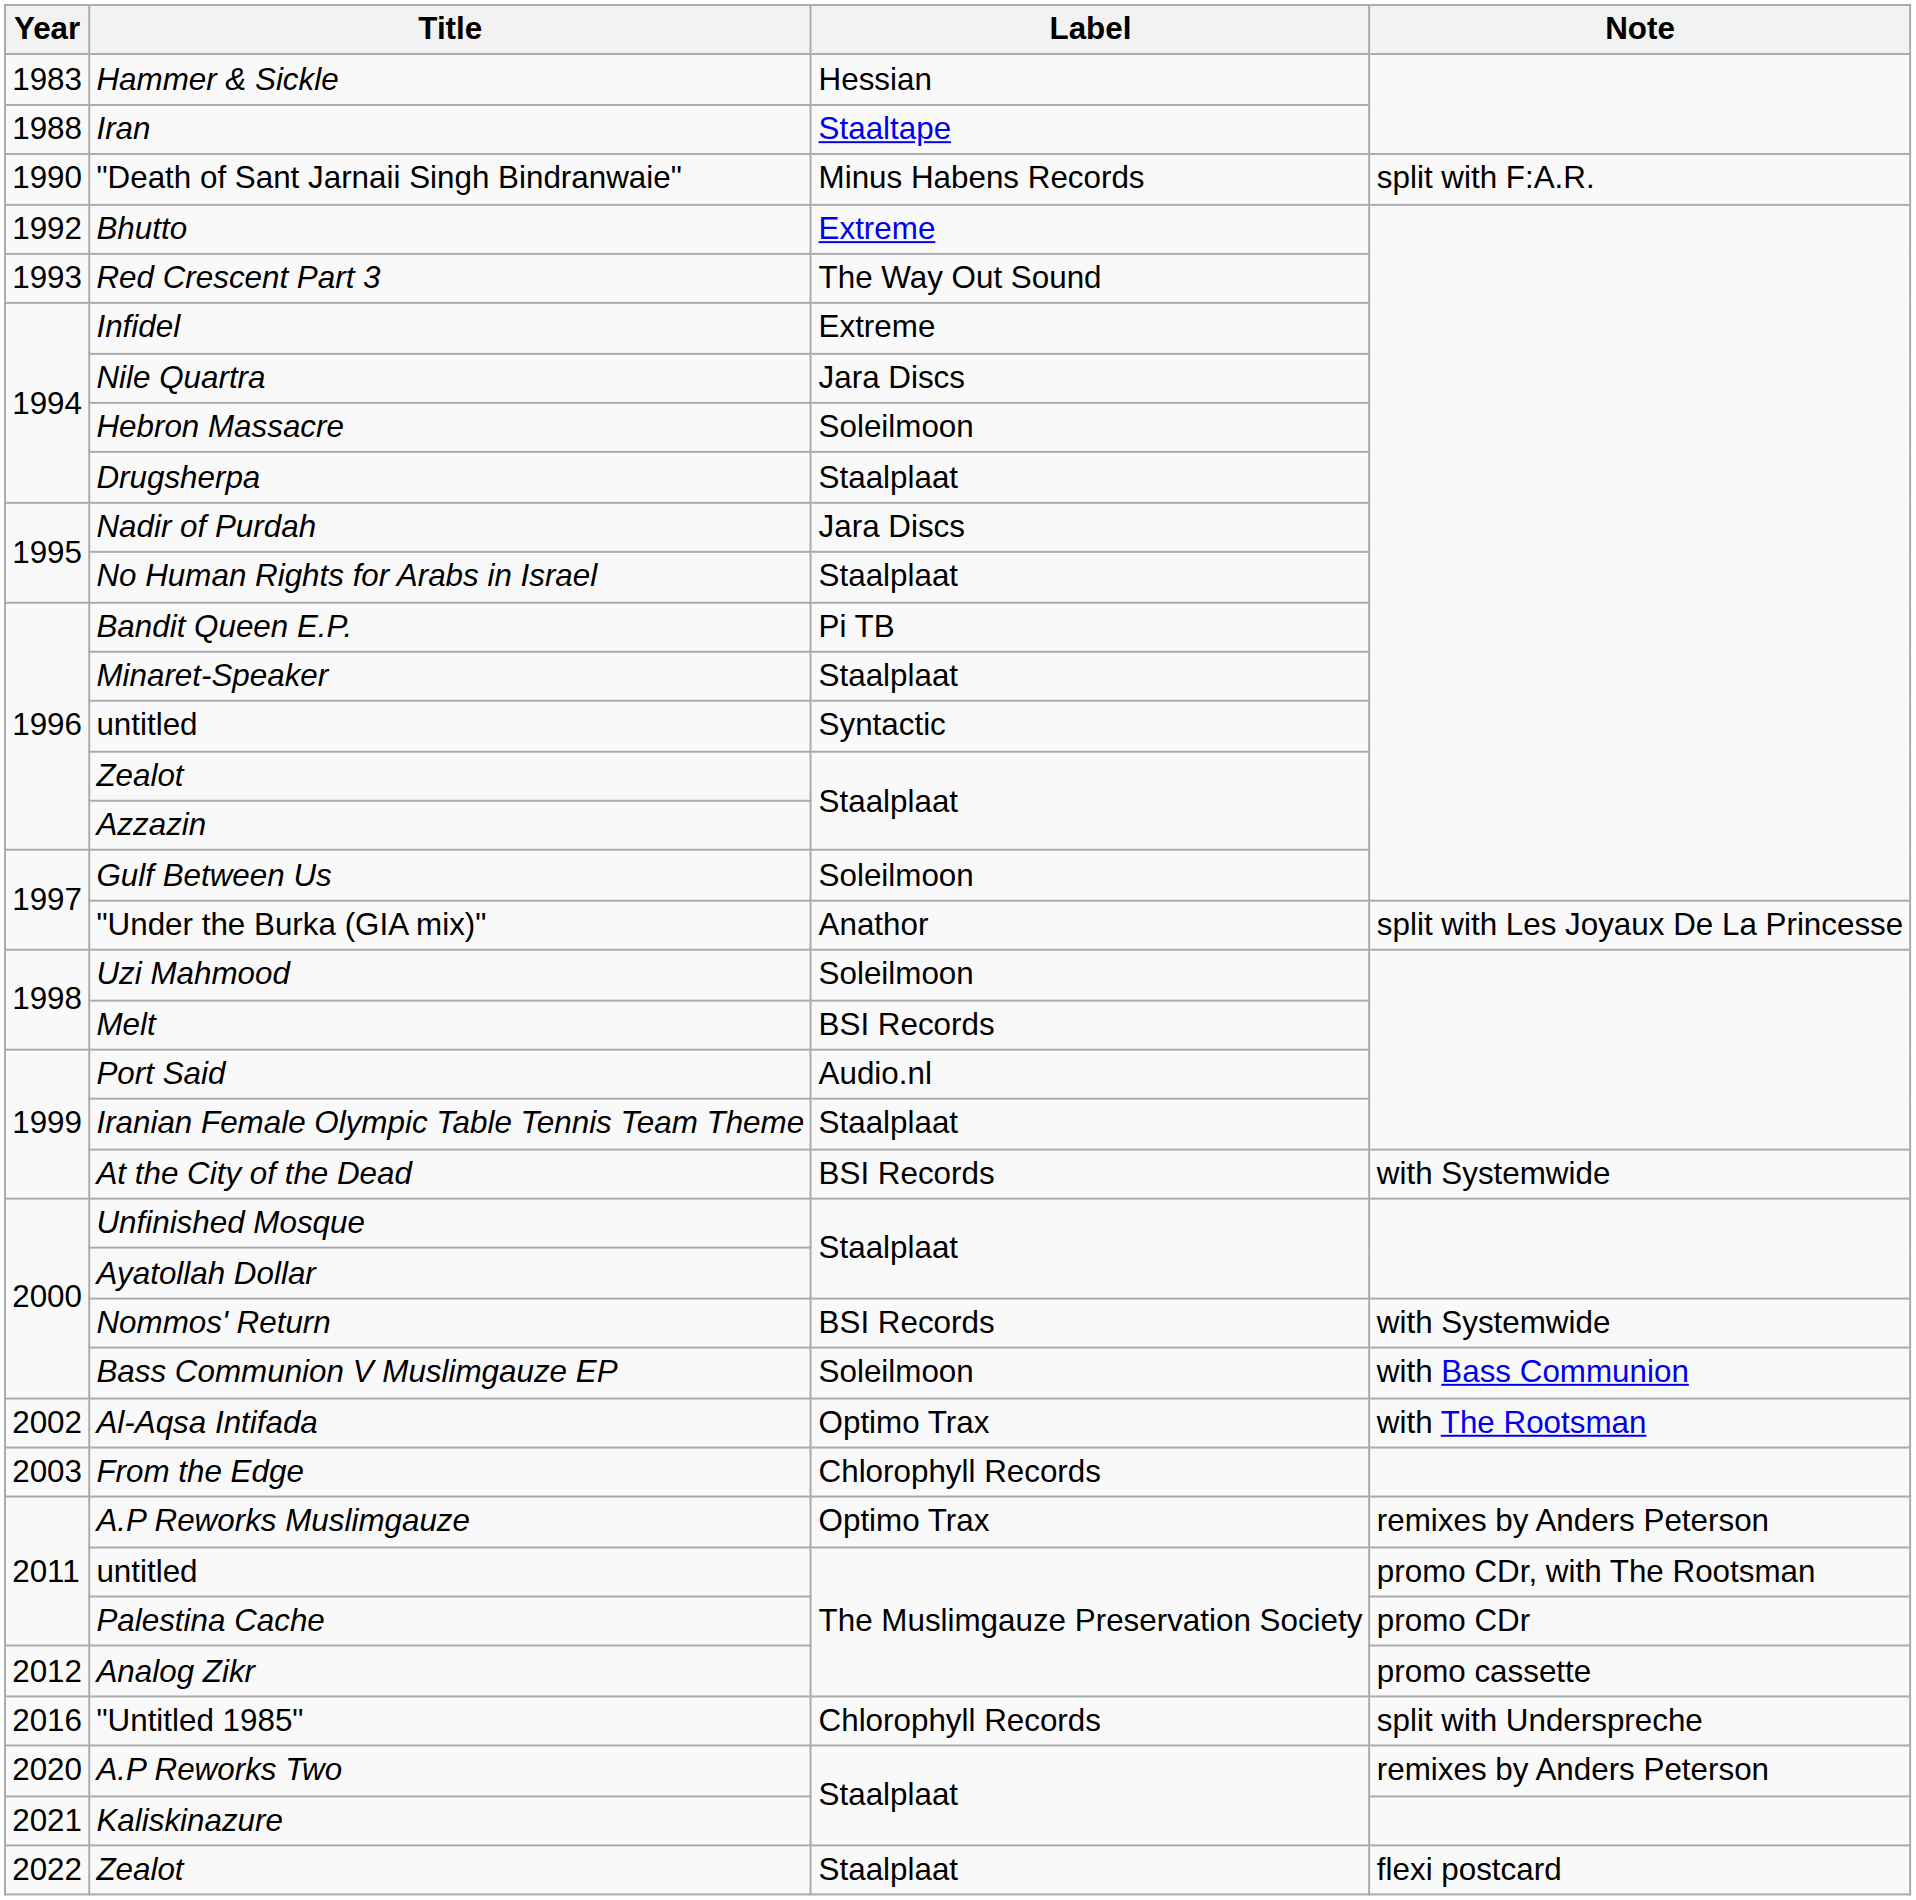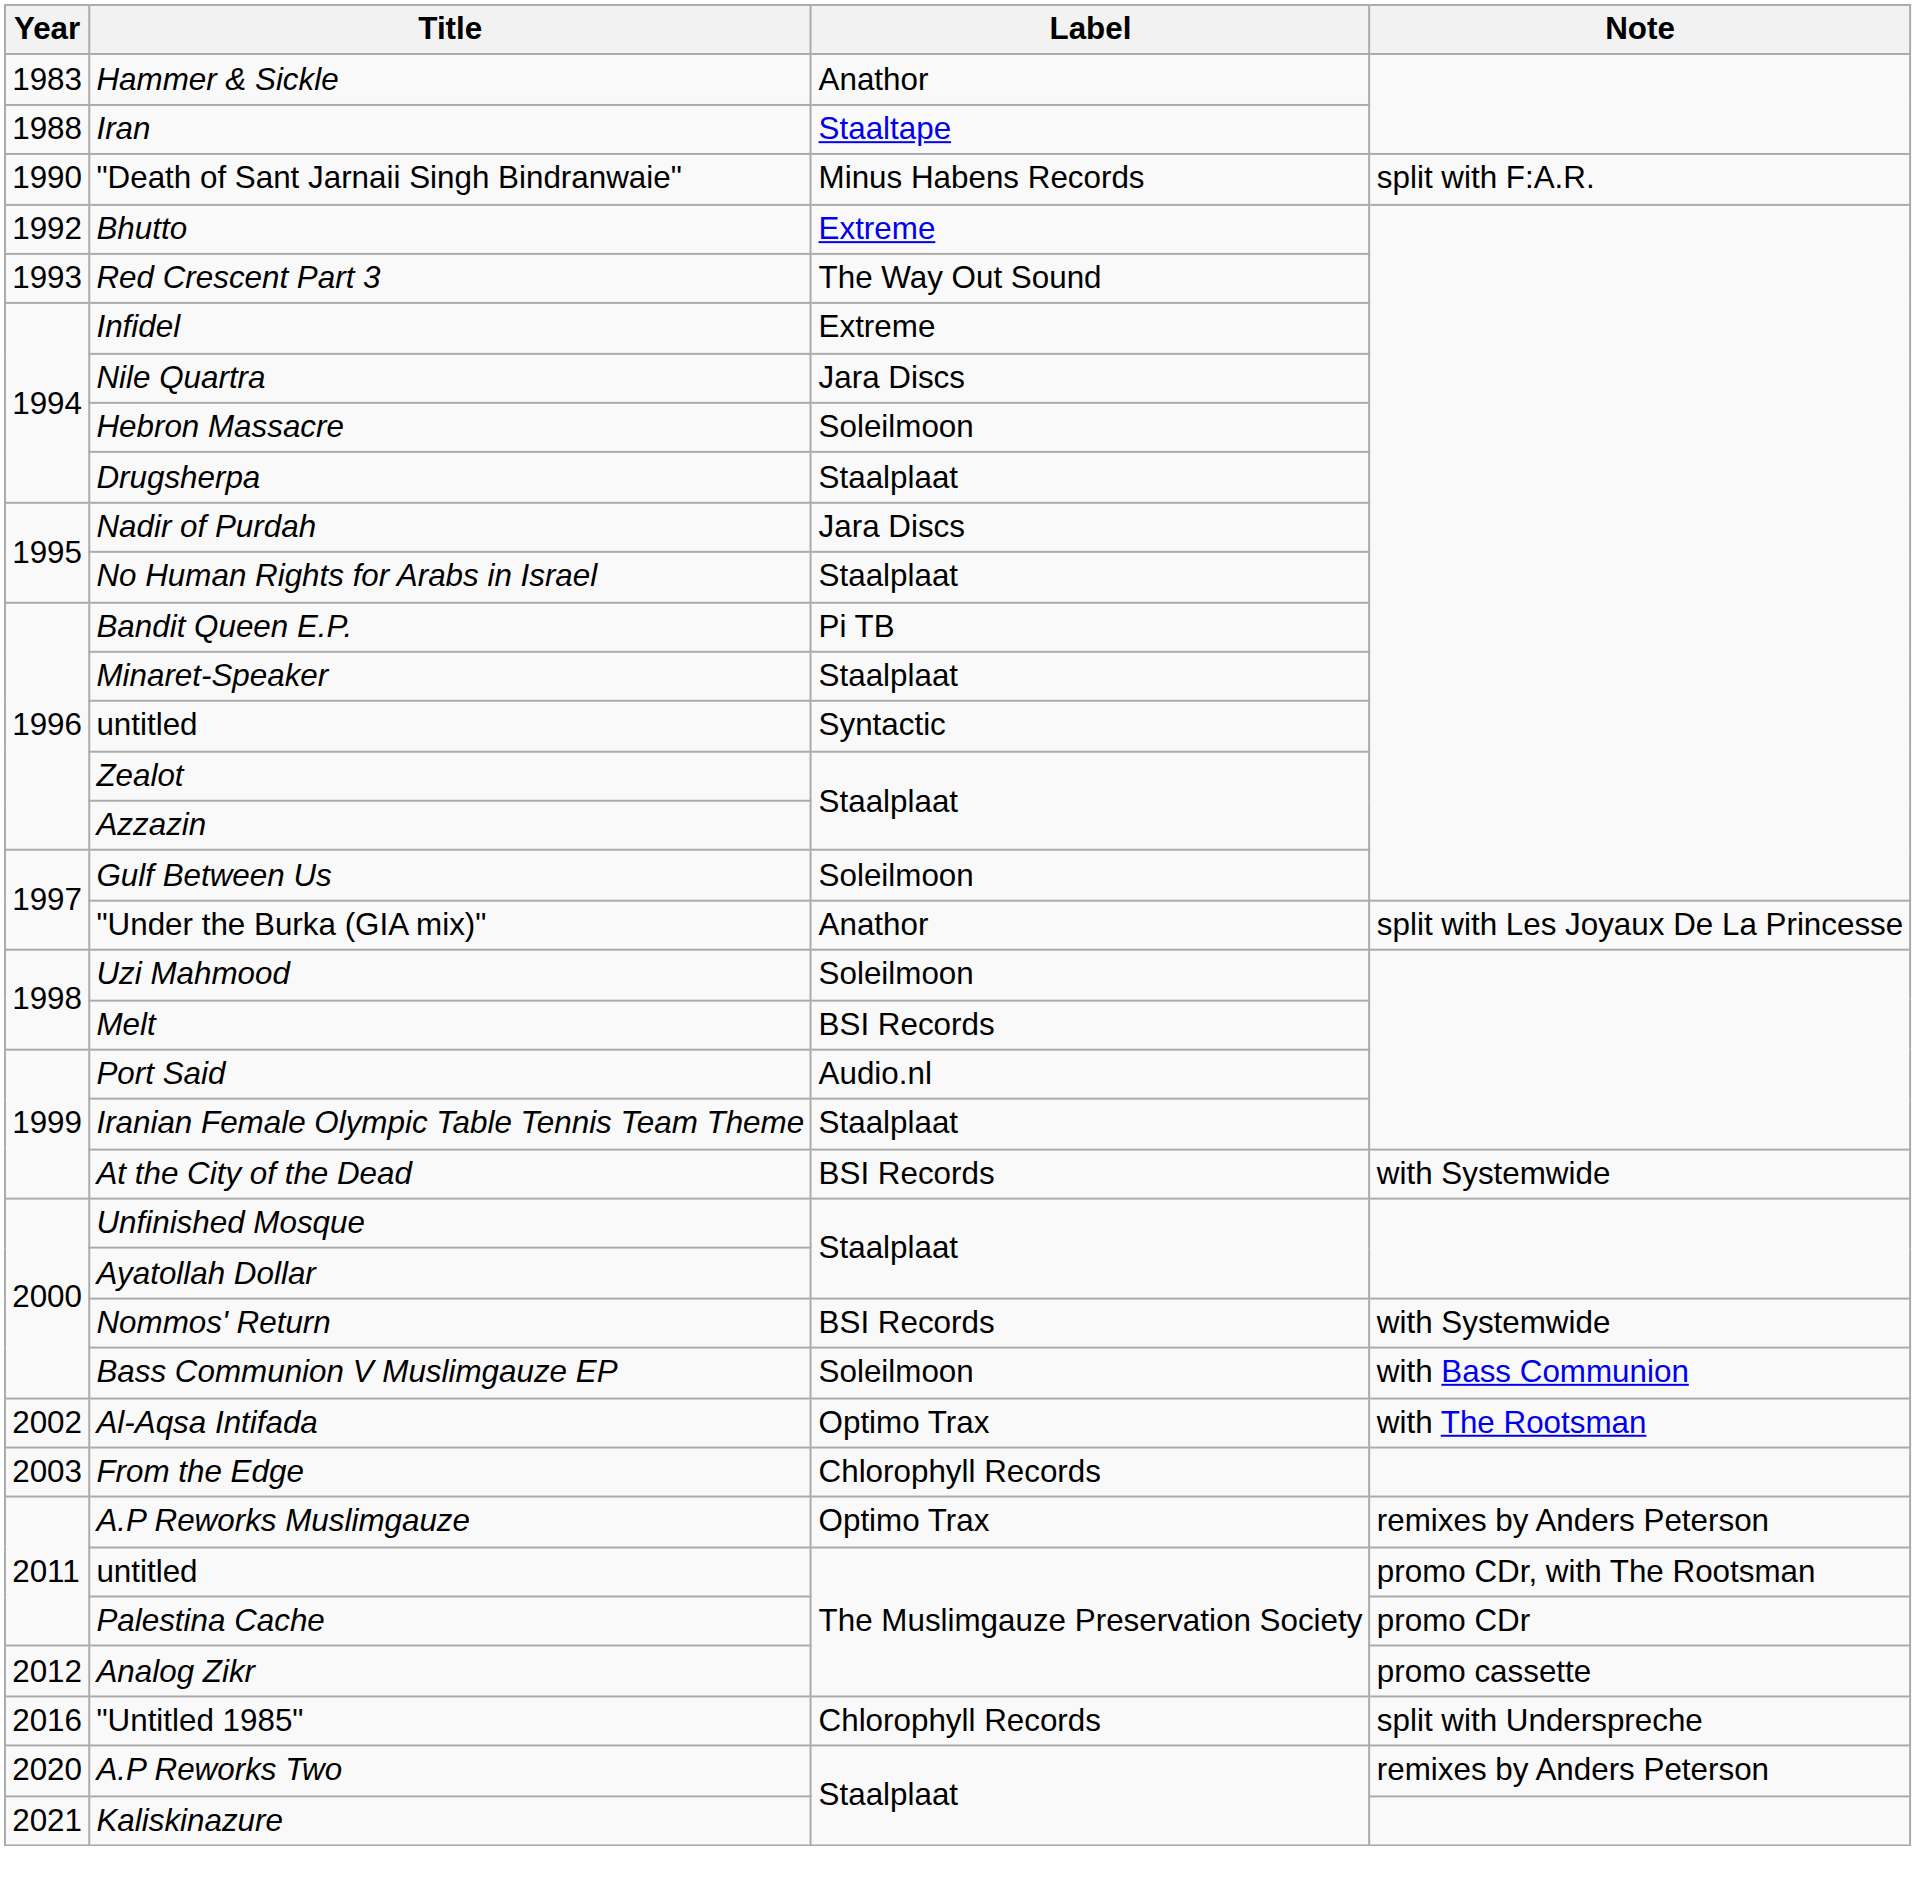(875, 79) Hessian -> (873, 79) Anathor
- row: (47, 1869)
